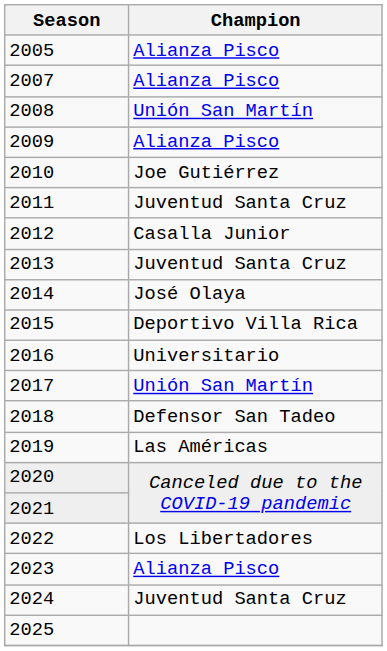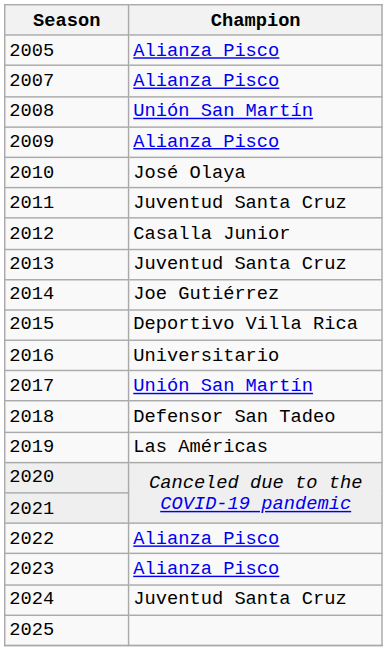(206, 173) Joe Gutiérrez -> (189, 173) José Olaya
(189, 295) José Olaya -> (206, 295) Joe Gutiérrez
(223, 539) Los Libertadores -> (206, 539) Alianza Pisco
